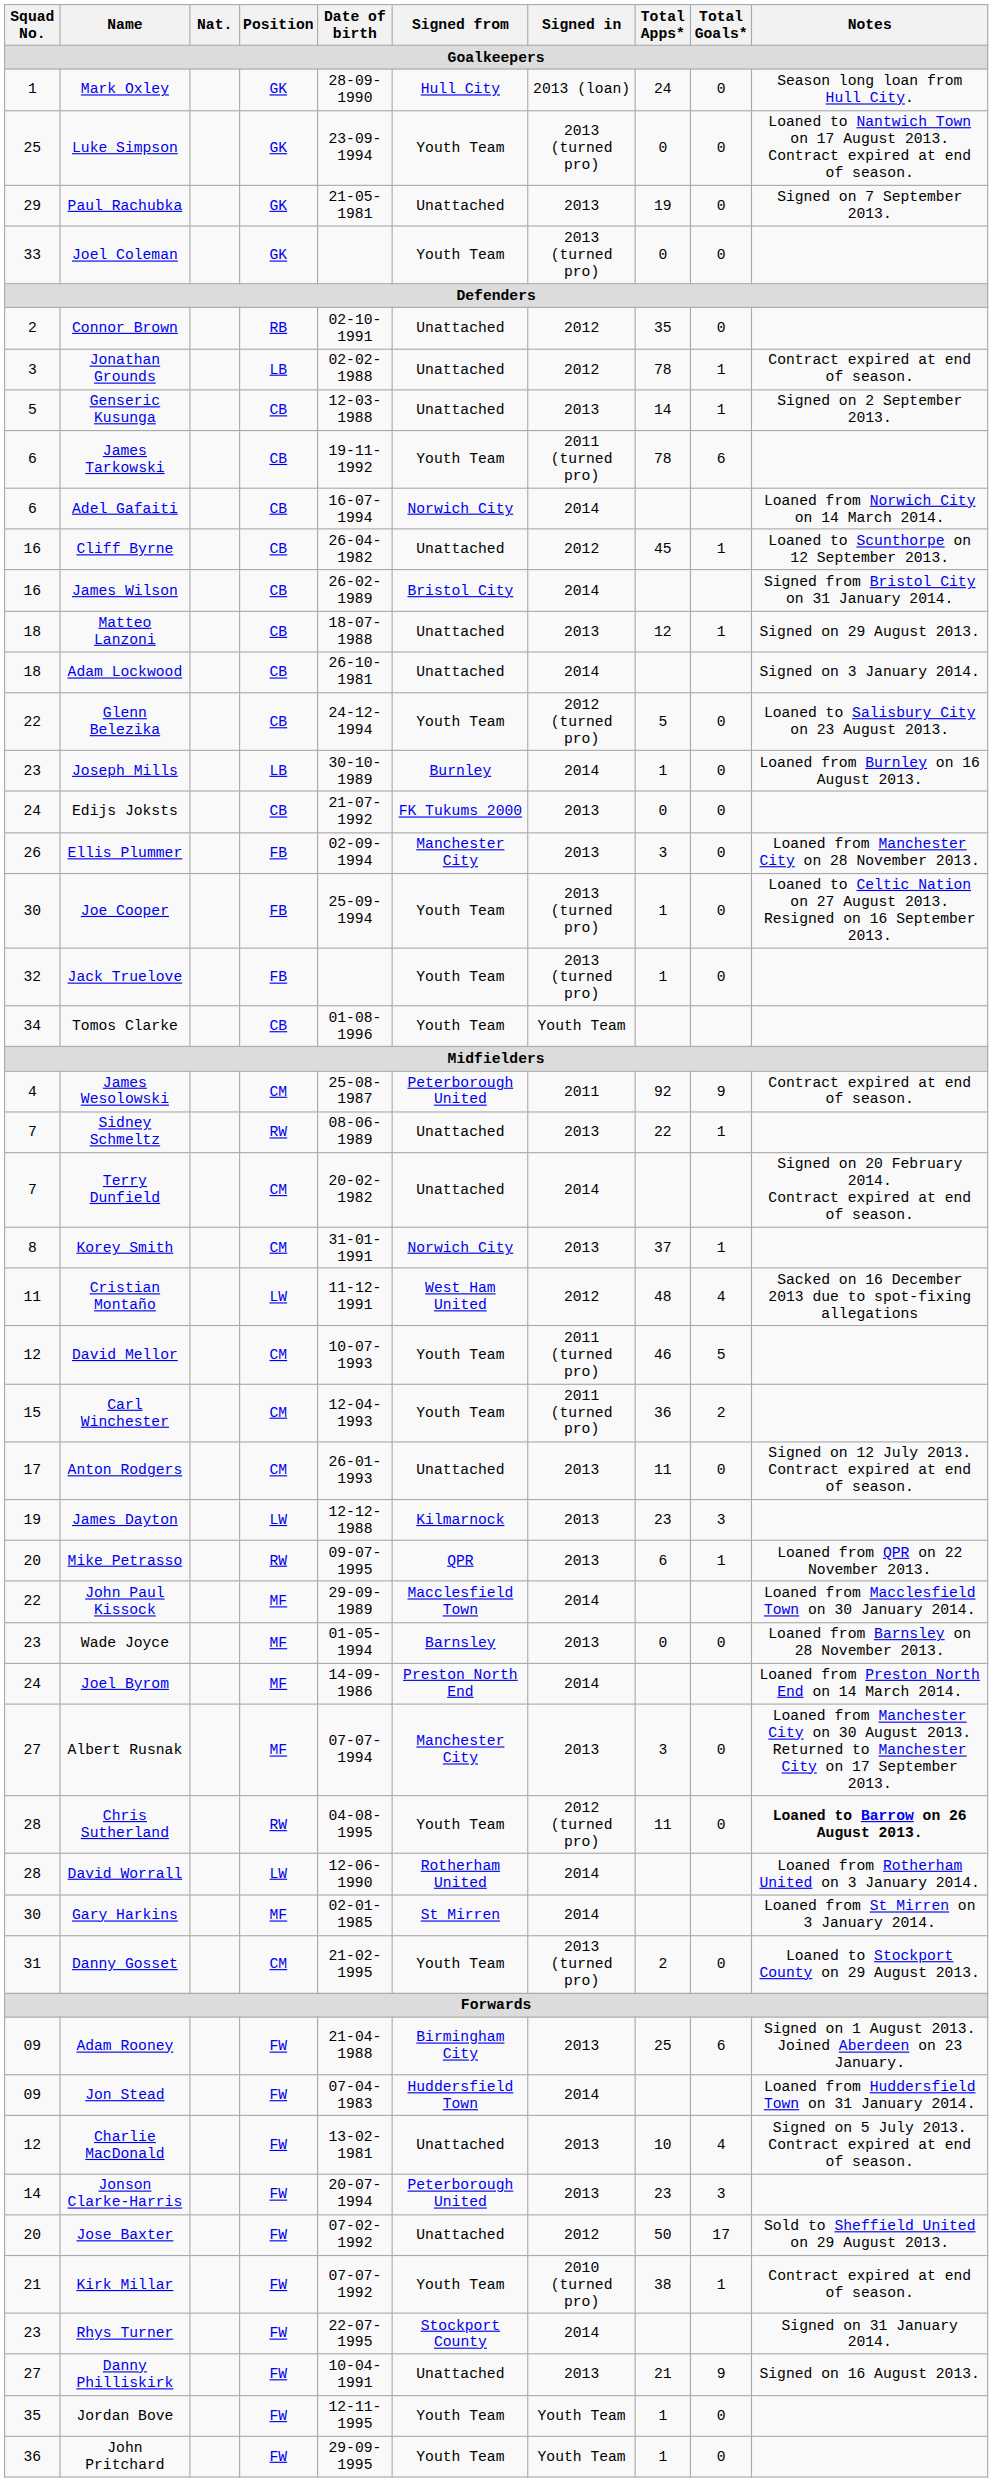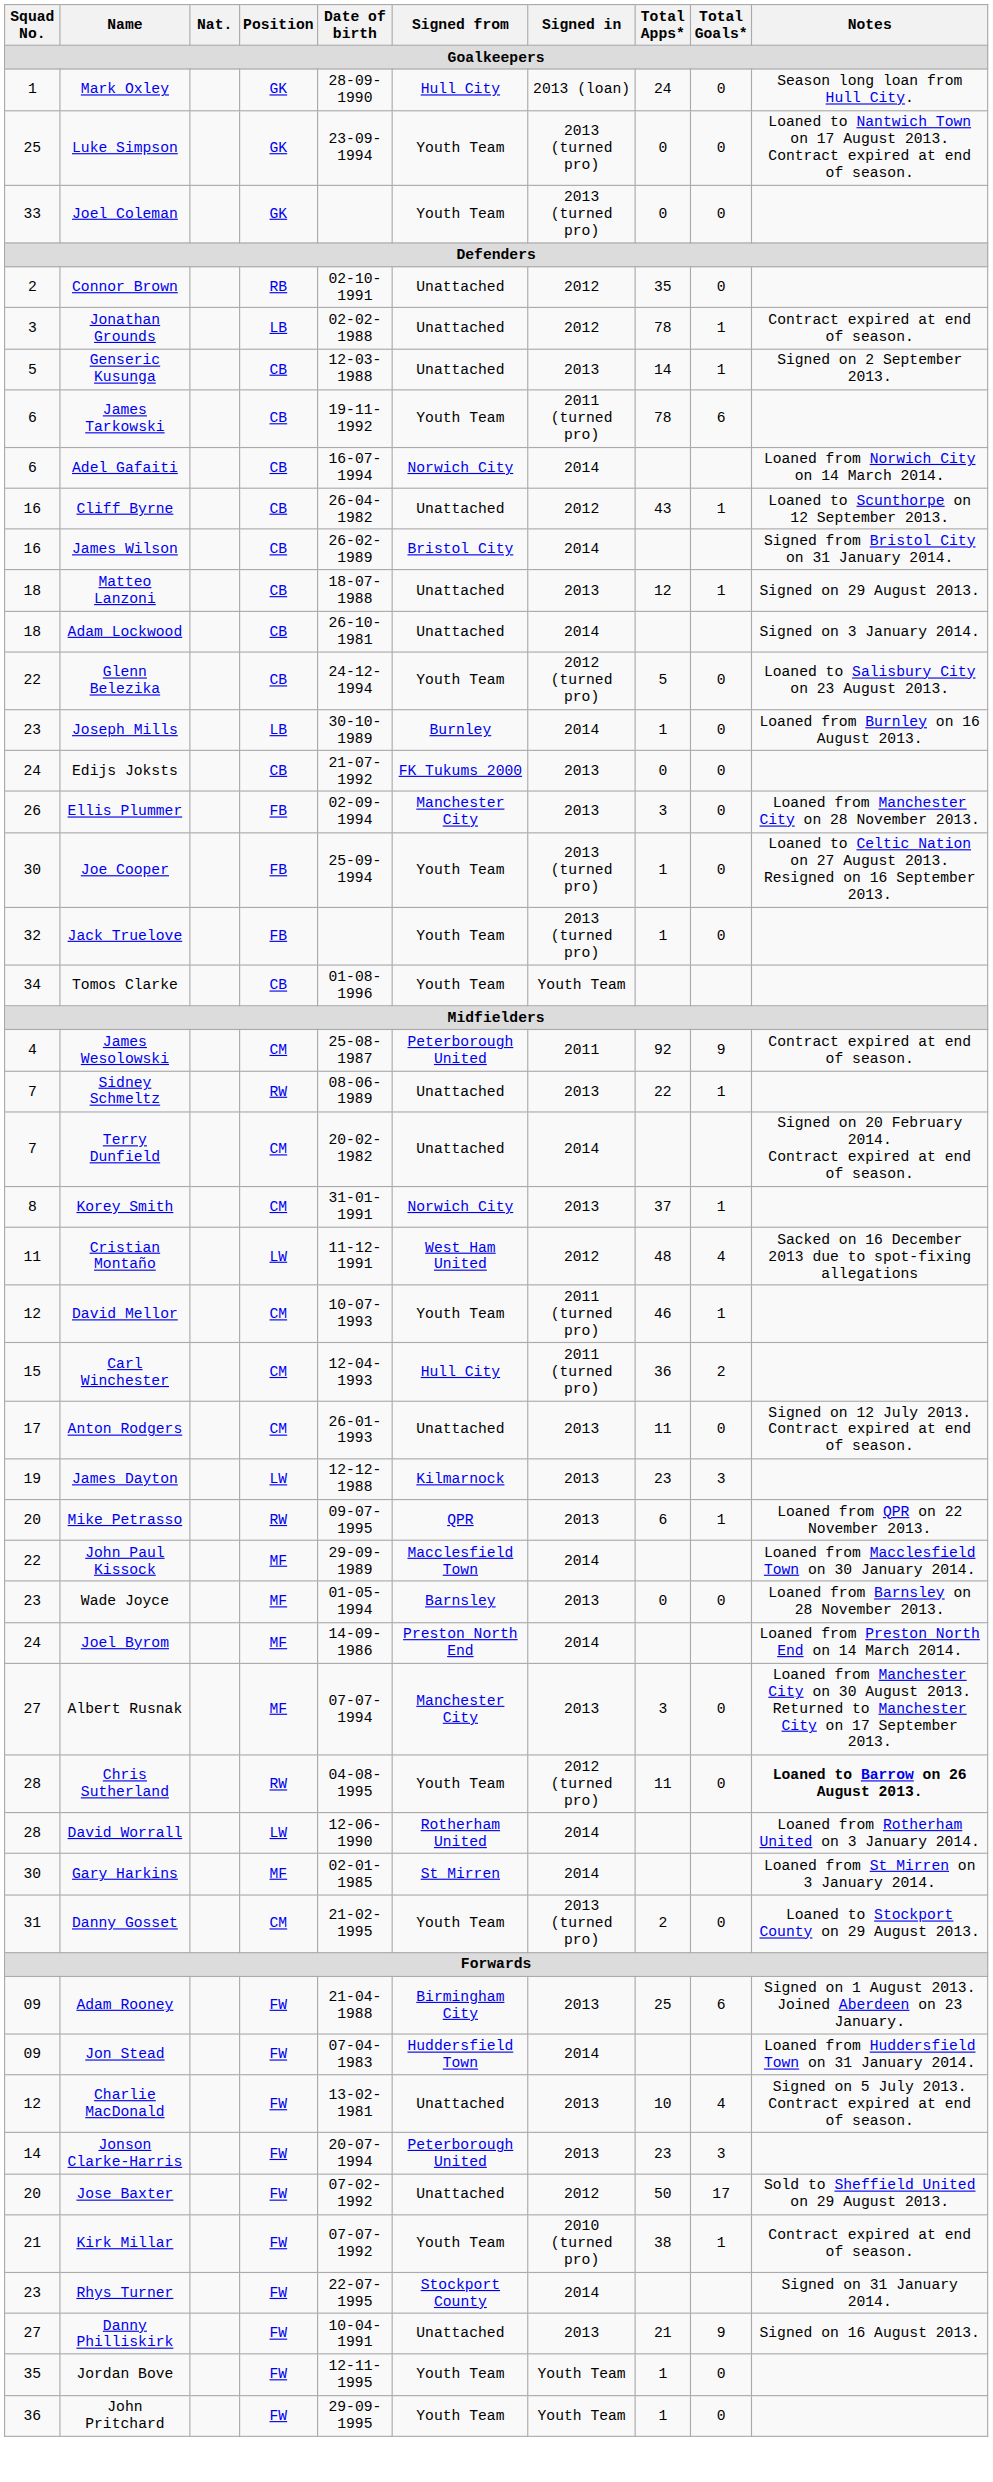- row: (125, 206)
(663, 550) 45 -> (663, 509) 43
(721, 1355) 5 -> (721, 1314) 1
(460, 1413) Youth Team -> (460, 1372) Hull City
